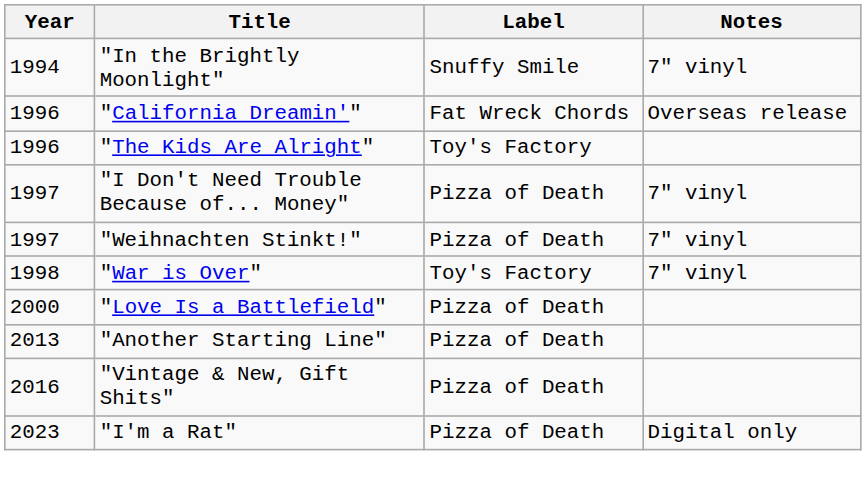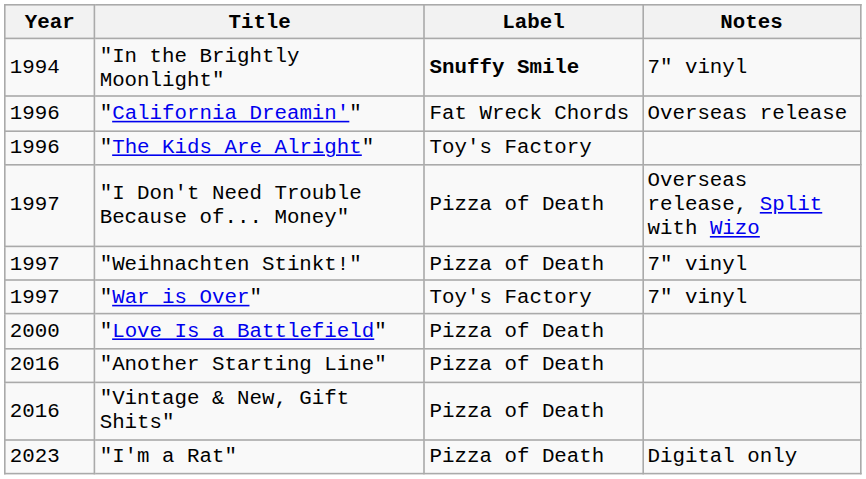(504, 68) normal -> (504, 68) bold
(697, 193) 7" vinyl -> (735, 205) Overseas release, Split with Wizo
(35, 273) 1998 -> (35, 297) 1997
(35, 341) 2013 -> (35, 365) 2016
